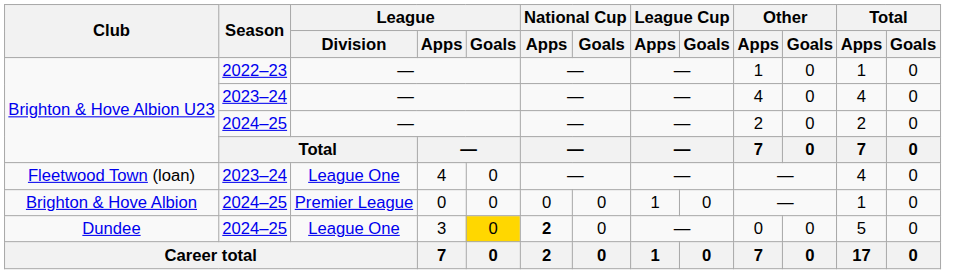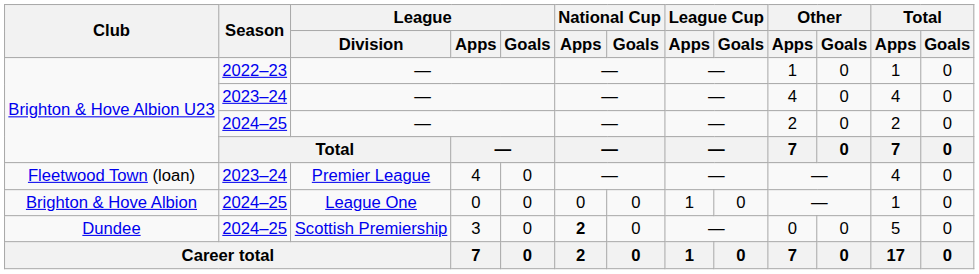(354, 176) League One -> (371, 176) Premier League
(354, 202) Premier League -> (371, 202) League One
(354, 228) League One -> (371, 228) Scottish Premiership
(493, 228) gold background -> (527, 228) no background
